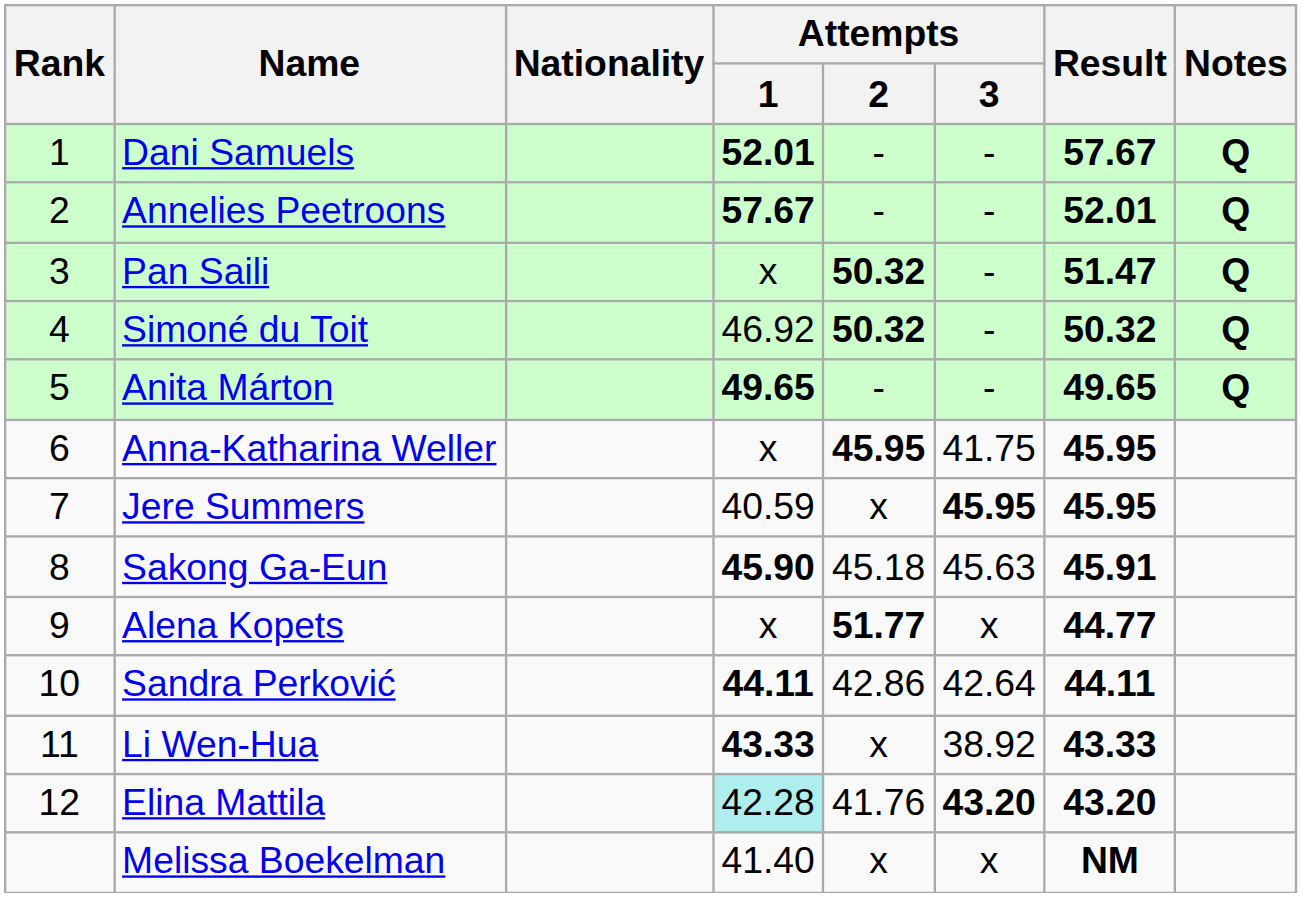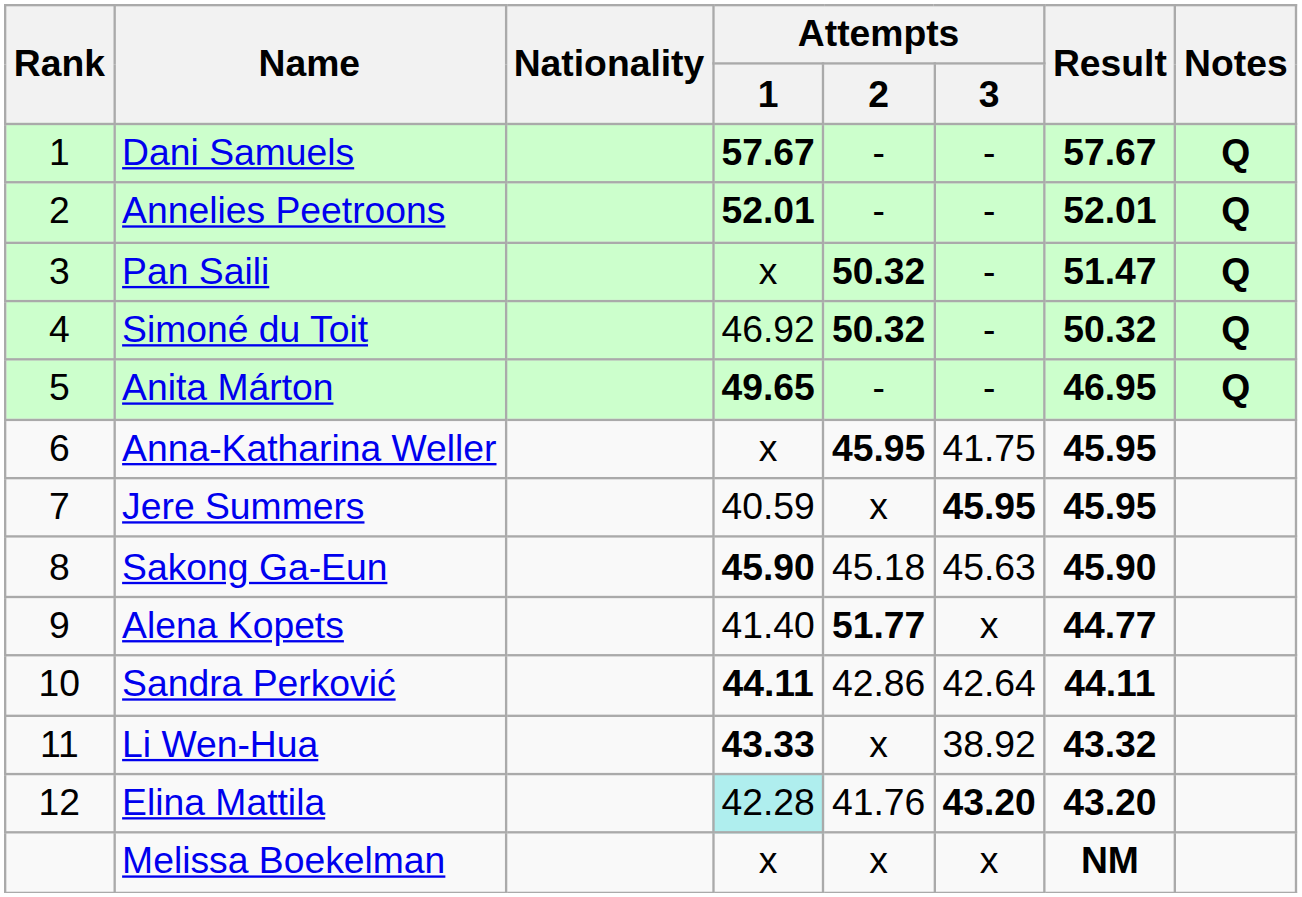(768, 152) 52.01 -> (768, 152) 57.67
(768, 211) 57.67 -> (768, 211) 52.01
(1110, 388) 49.65 -> (1110, 388) 46.95
(1110, 566) 45.91 -> (1110, 566) 45.90
(768, 625) x -> (768, 625) 41.40
(1110, 743) 43.33 -> (1110, 743) 43.32
(768, 861) 41.40 -> (768, 861) x
